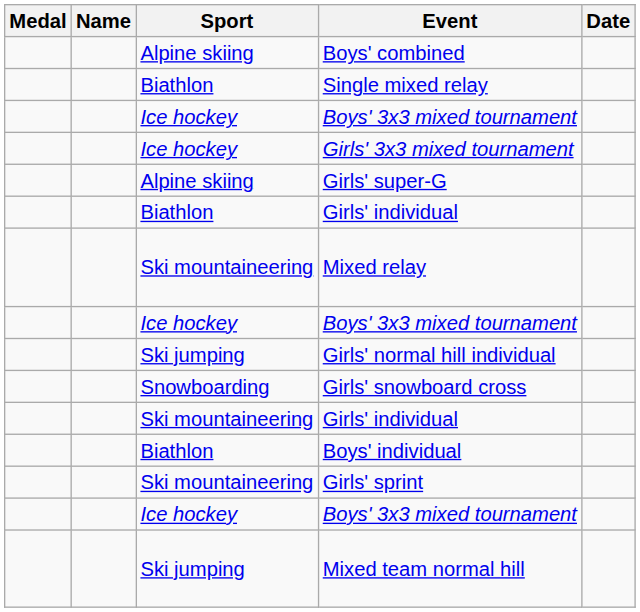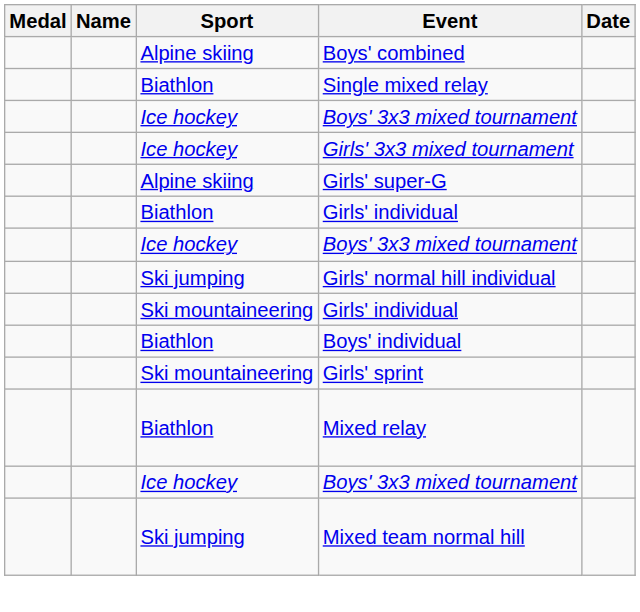- row: (227, 267)
- row: (205, 386)
+ row: (177, 428)
